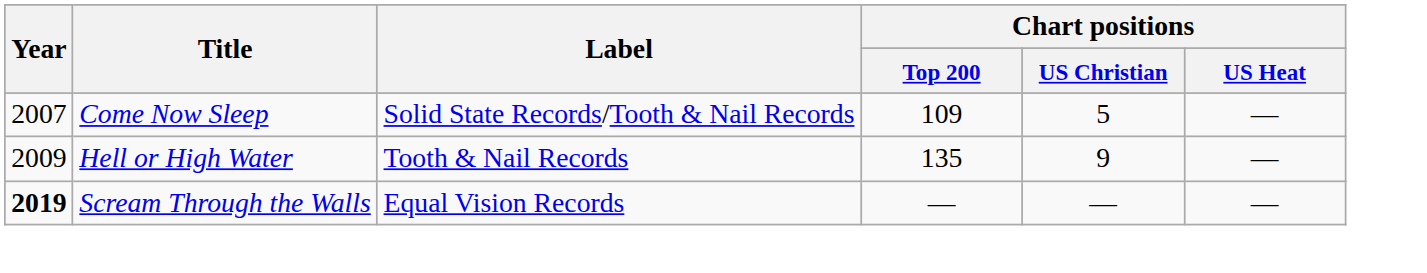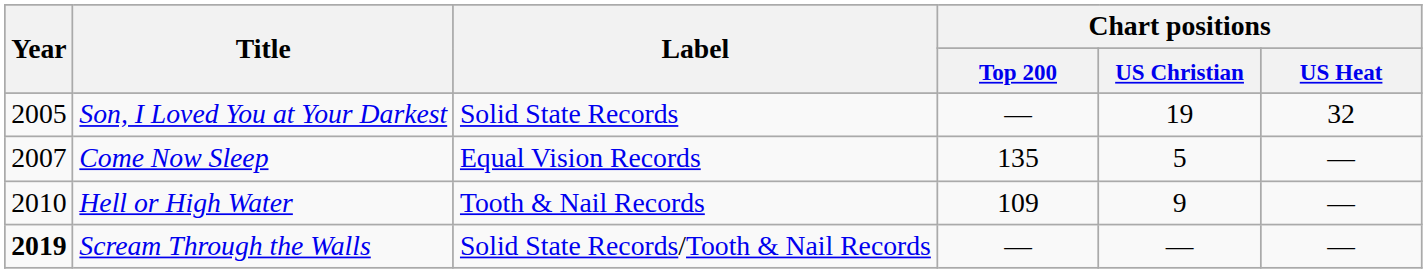+ row: (263, 114)
(619, 114) Solid State Records/Tooth & Nail Records -> (580, 158) Equal Vision Records
(942, 114) 109 -> (1018, 158) 135
(39, 158) 2009 -> (39, 202) 2010
(942, 158) 135 -> (1018, 202) 109
(504, 202) Equal Vision Records -> (695, 245) Solid State Records/Tooth & Nail Records
